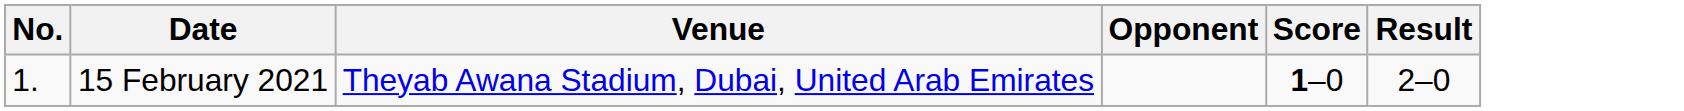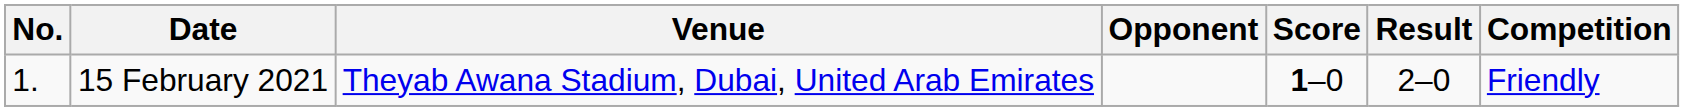+ column: (1579, 29)
